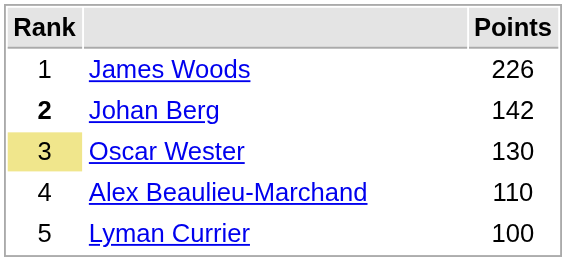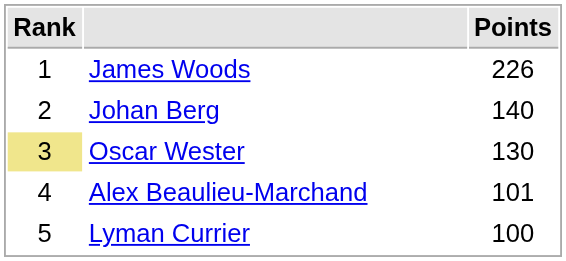(45, 111) bold -> (45, 111) normal
(513, 111) 142 -> (513, 111) 140
(513, 193) 110 -> (513, 193) 101
